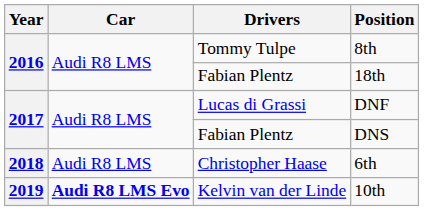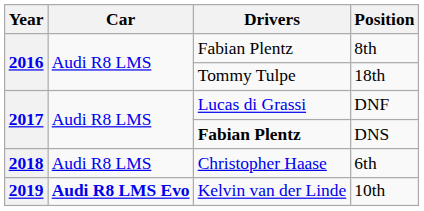(247, 47) Tommy Tulpe -> (245, 47) Fabian Plentz
(245, 76) Fabian Plentz -> (247, 76) Tommy Tulpe
(245, 134) normal -> (249, 134) bold
